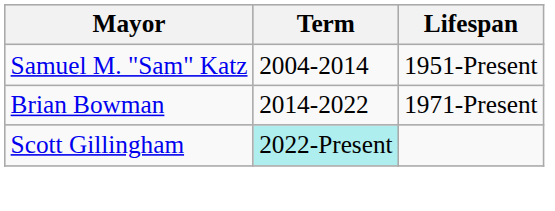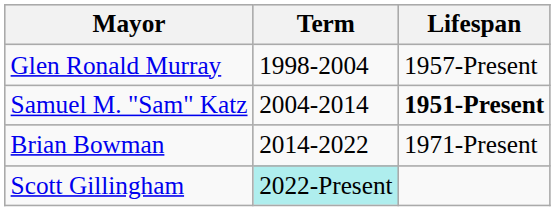+ row: (116, 64)
(471, 64) normal -> (474, 104) bold
